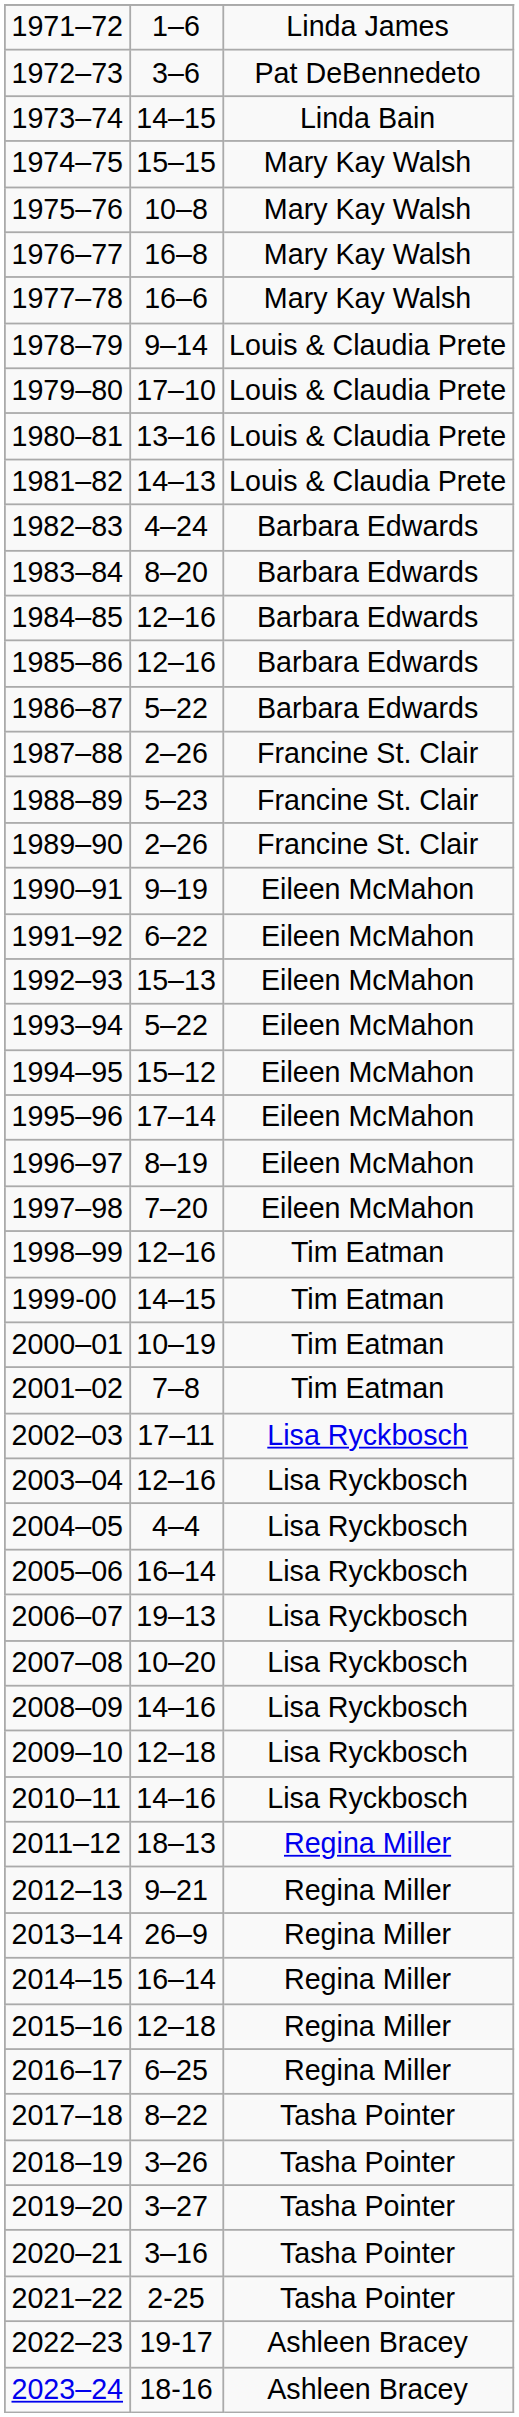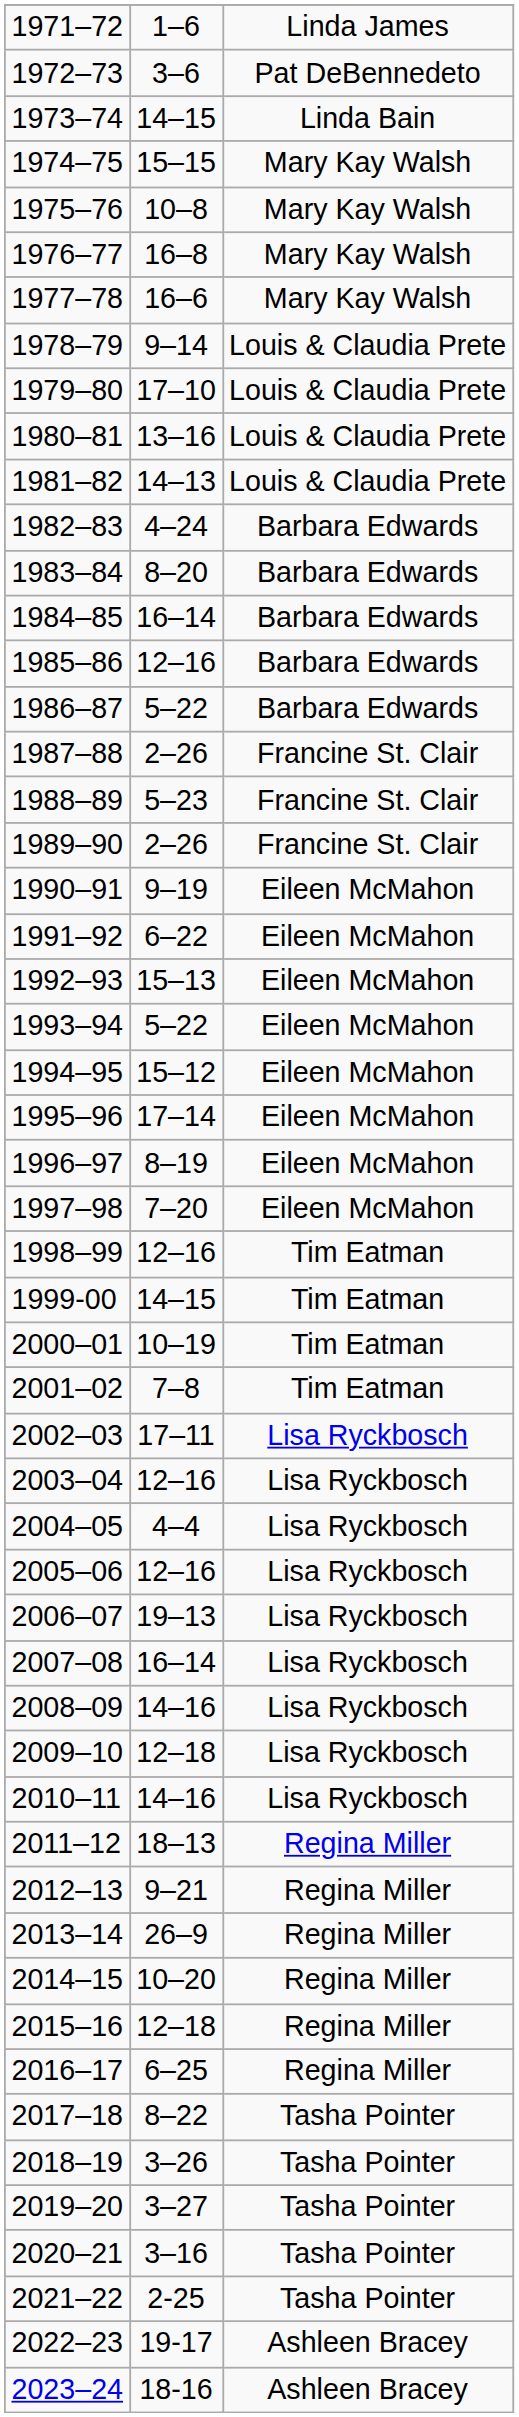(176, 617) 12–16 -> (176, 617) 16–14
(176, 1571) 16–14 -> (176, 1571) 12–16
(176, 1662) 10–20 -> (176, 1662) 16–14
(176, 1980) 16–14 -> (176, 1980) 10–20
